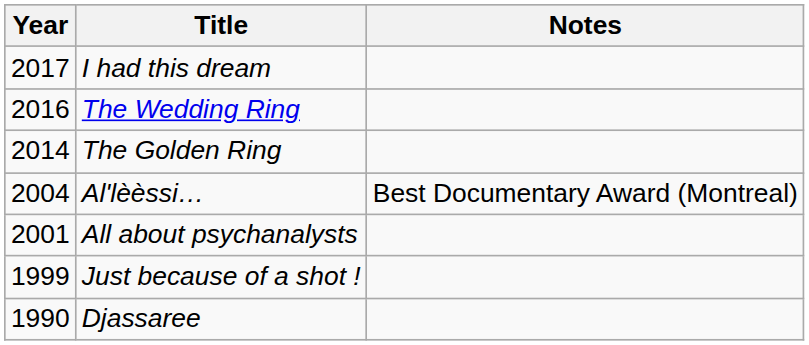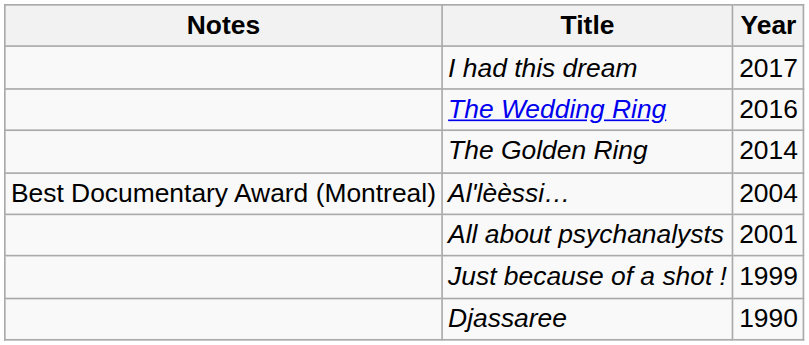columns swapped: (40, 25) <-> (585, 25)
